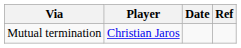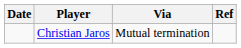columns swapped: (197, 14) <-> (54, 14)
